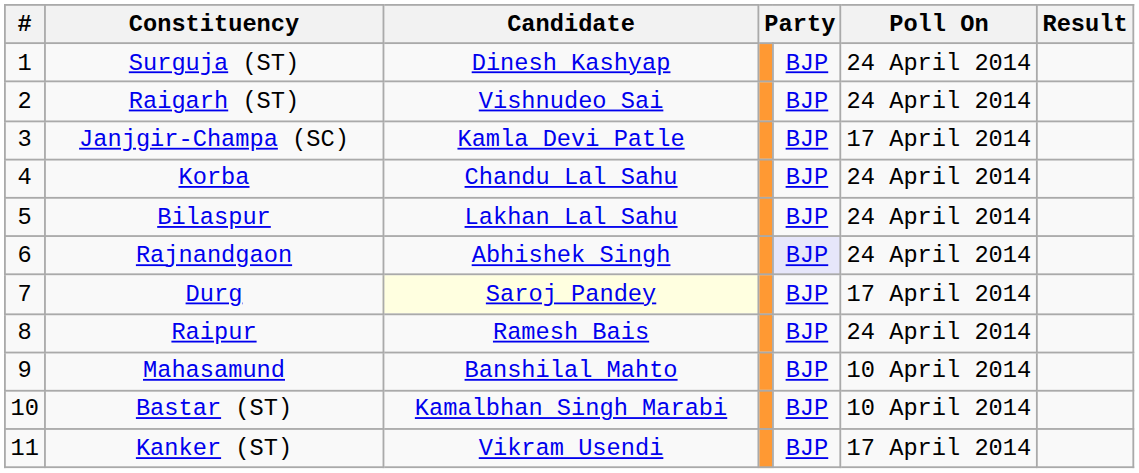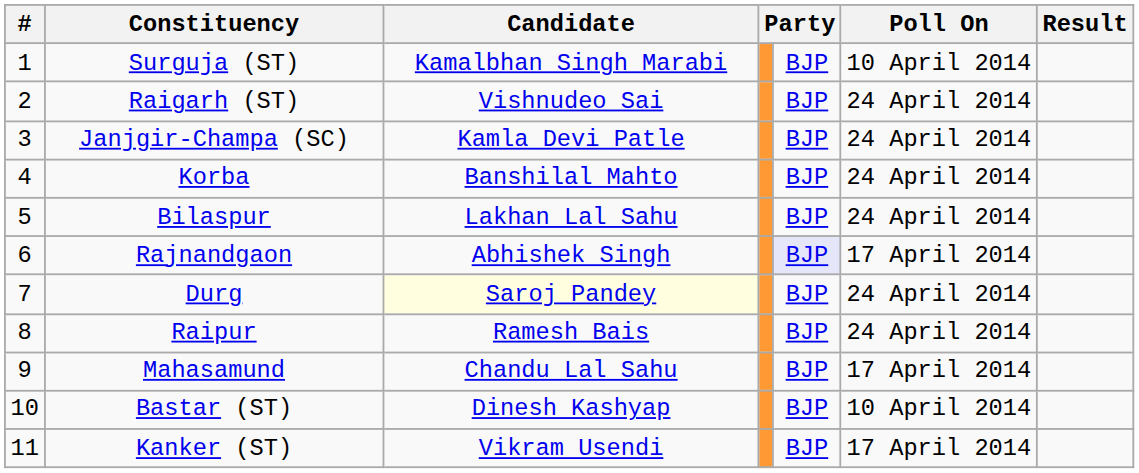(571, 63) Dinesh Kashyap -> (571, 63) Kamalbhan Singh Marabi
(939, 63) 24 April 2014 -> (939, 63) 10 April 2014
(939, 140) 17 April 2014 -> (939, 140) 24 April 2014
(571, 178) Chandu Lal Sahu -> (571, 178) Banshilal Mahto
(939, 256) 24 April 2014 -> (939, 256) 17 April 2014
(939, 294) 17 April 2014 -> (939, 294) 24 April 2014
(571, 371) Banshilal Mahto -> (571, 371) Chandu Lal Sahu
(939, 371) 10 April 2014 -> (939, 371) 17 April 2014
(571, 410) Kamalbhan Singh Marabi -> (571, 410) Dinesh Kashyap
